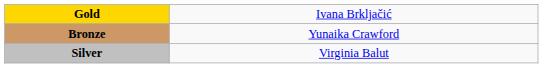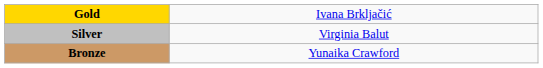rows swapped: (87, 53) <-> (87, 33)
